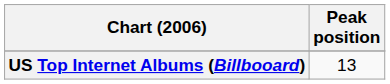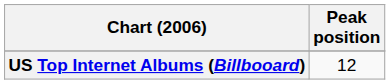(347, 65) 13 -> (347, 65) 12
